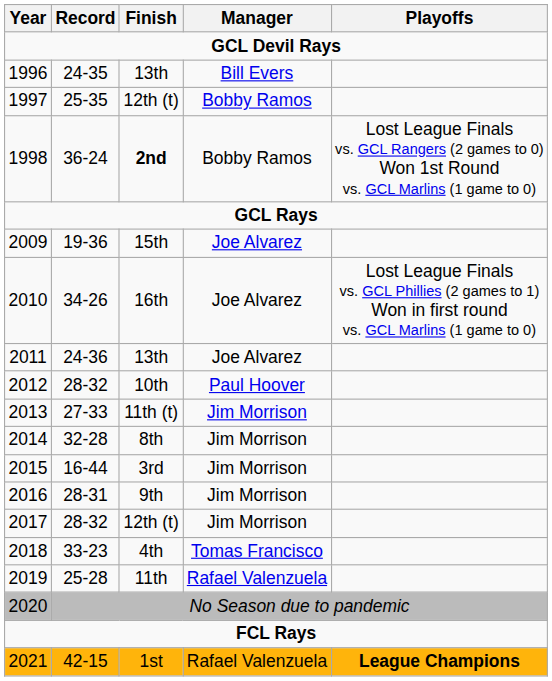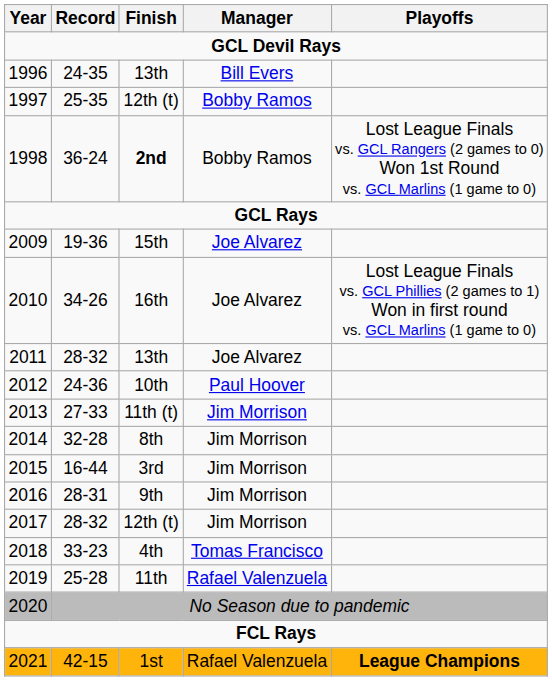(85, 357) 24-36 -> (85, 357) 28-32
(85, 384) 28-32 -> (85, 384) 24-36
